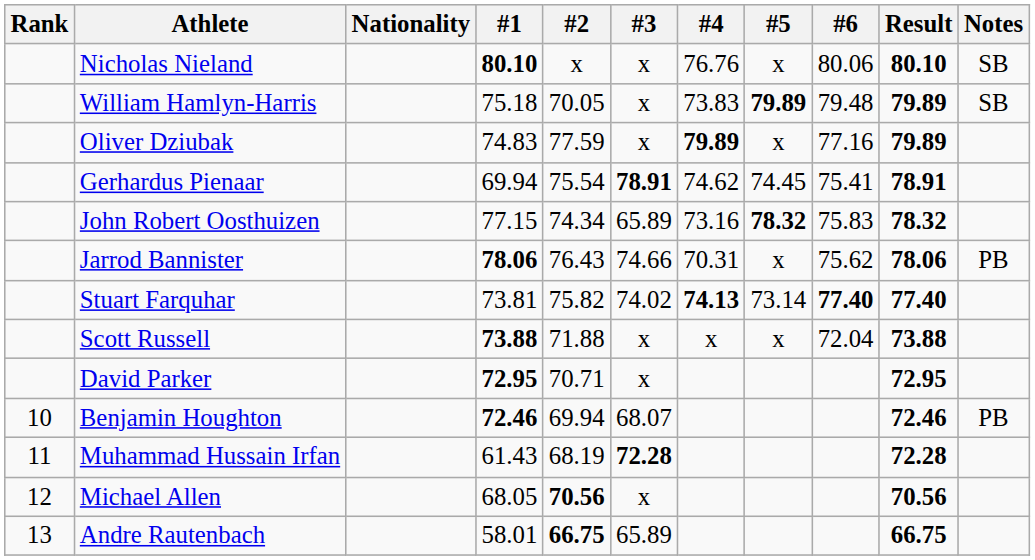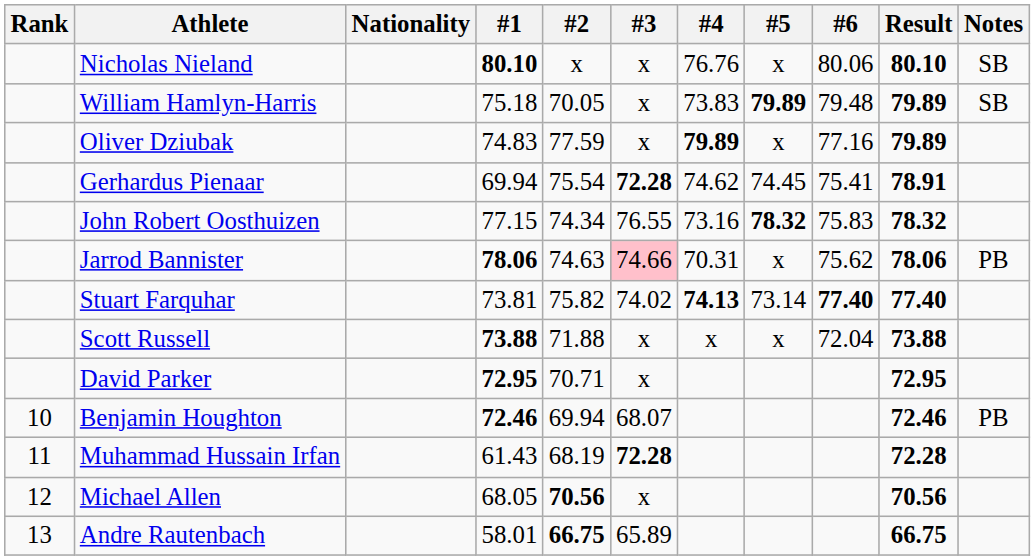(644, 181) 78.91 -> (644, 181) 72.28
(644, 220) 65.89 -> (644, 220) 76.55
(577, 260) 76.43 -> (577, 260) 74.63
(644, 260) no background -> (644, 260) pink background
